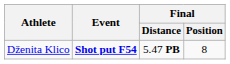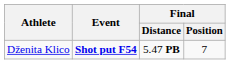(204, 50) 8 -> (204, 50) 7
